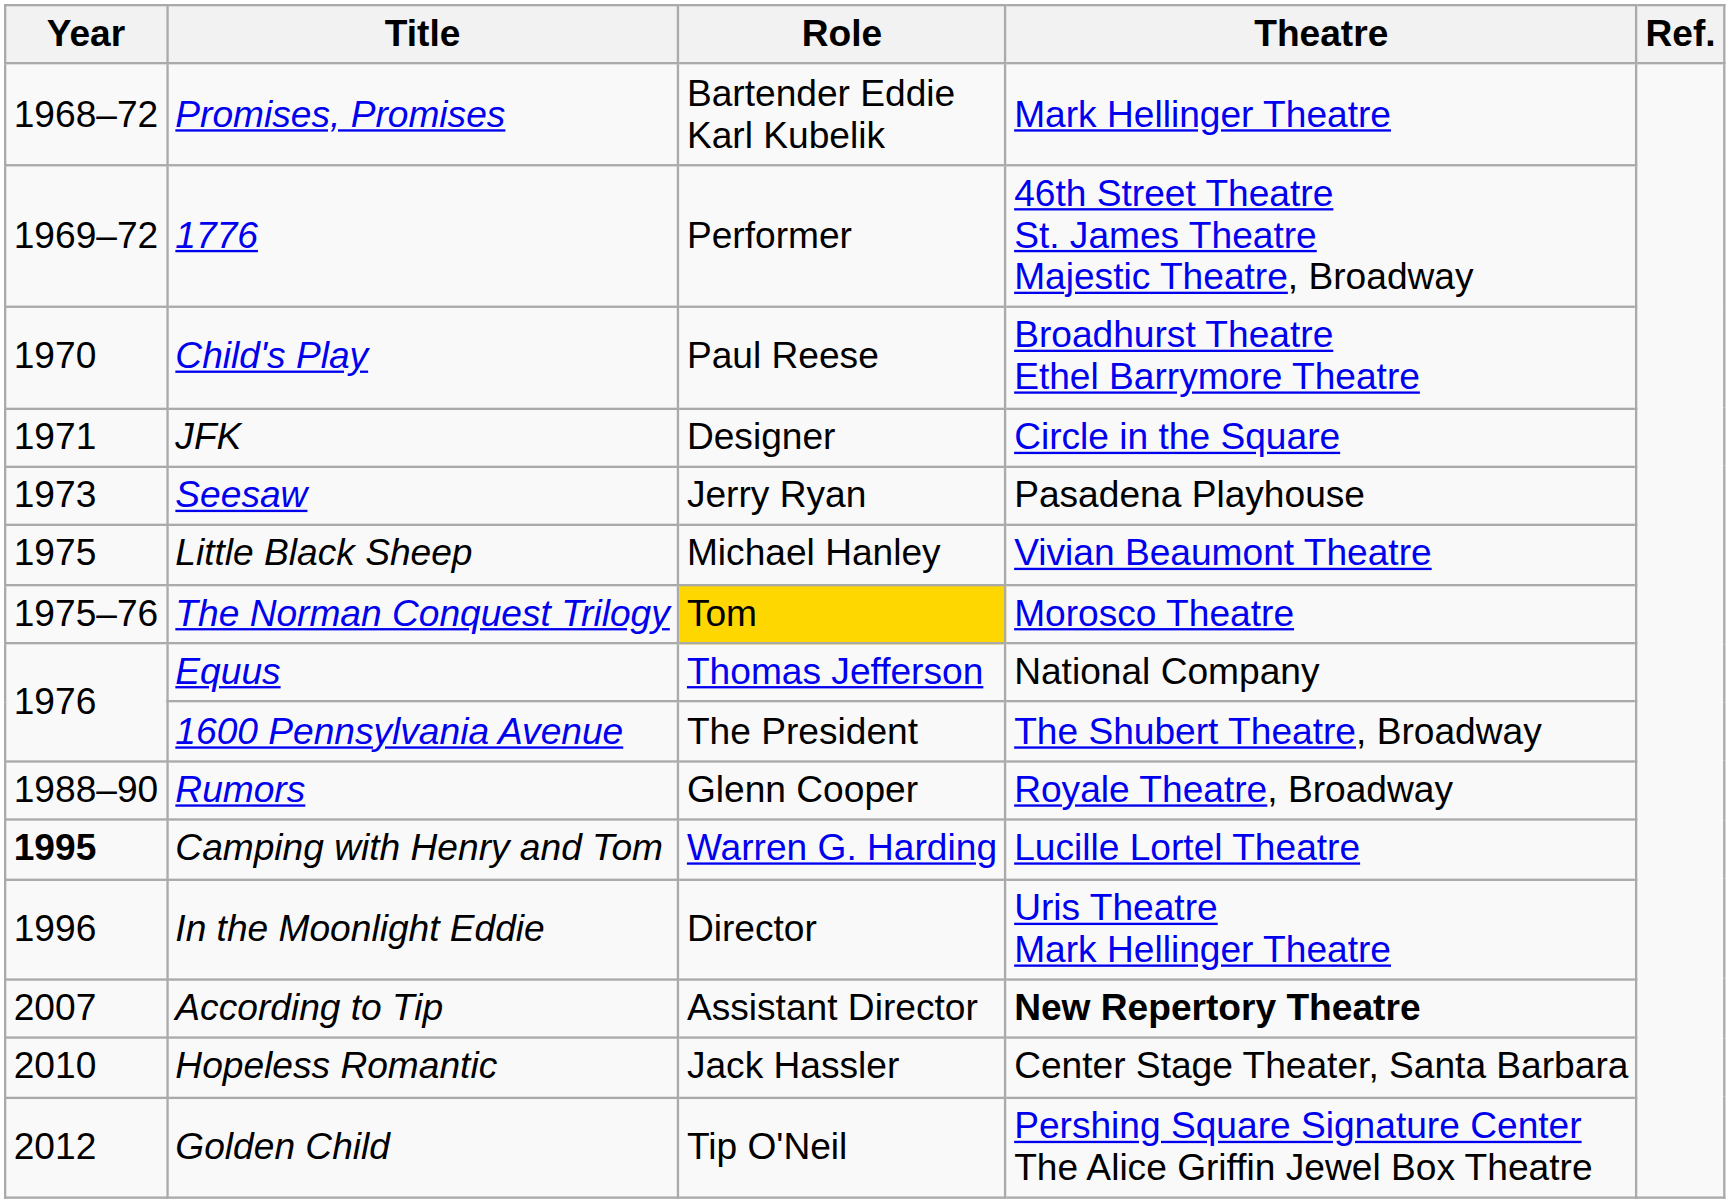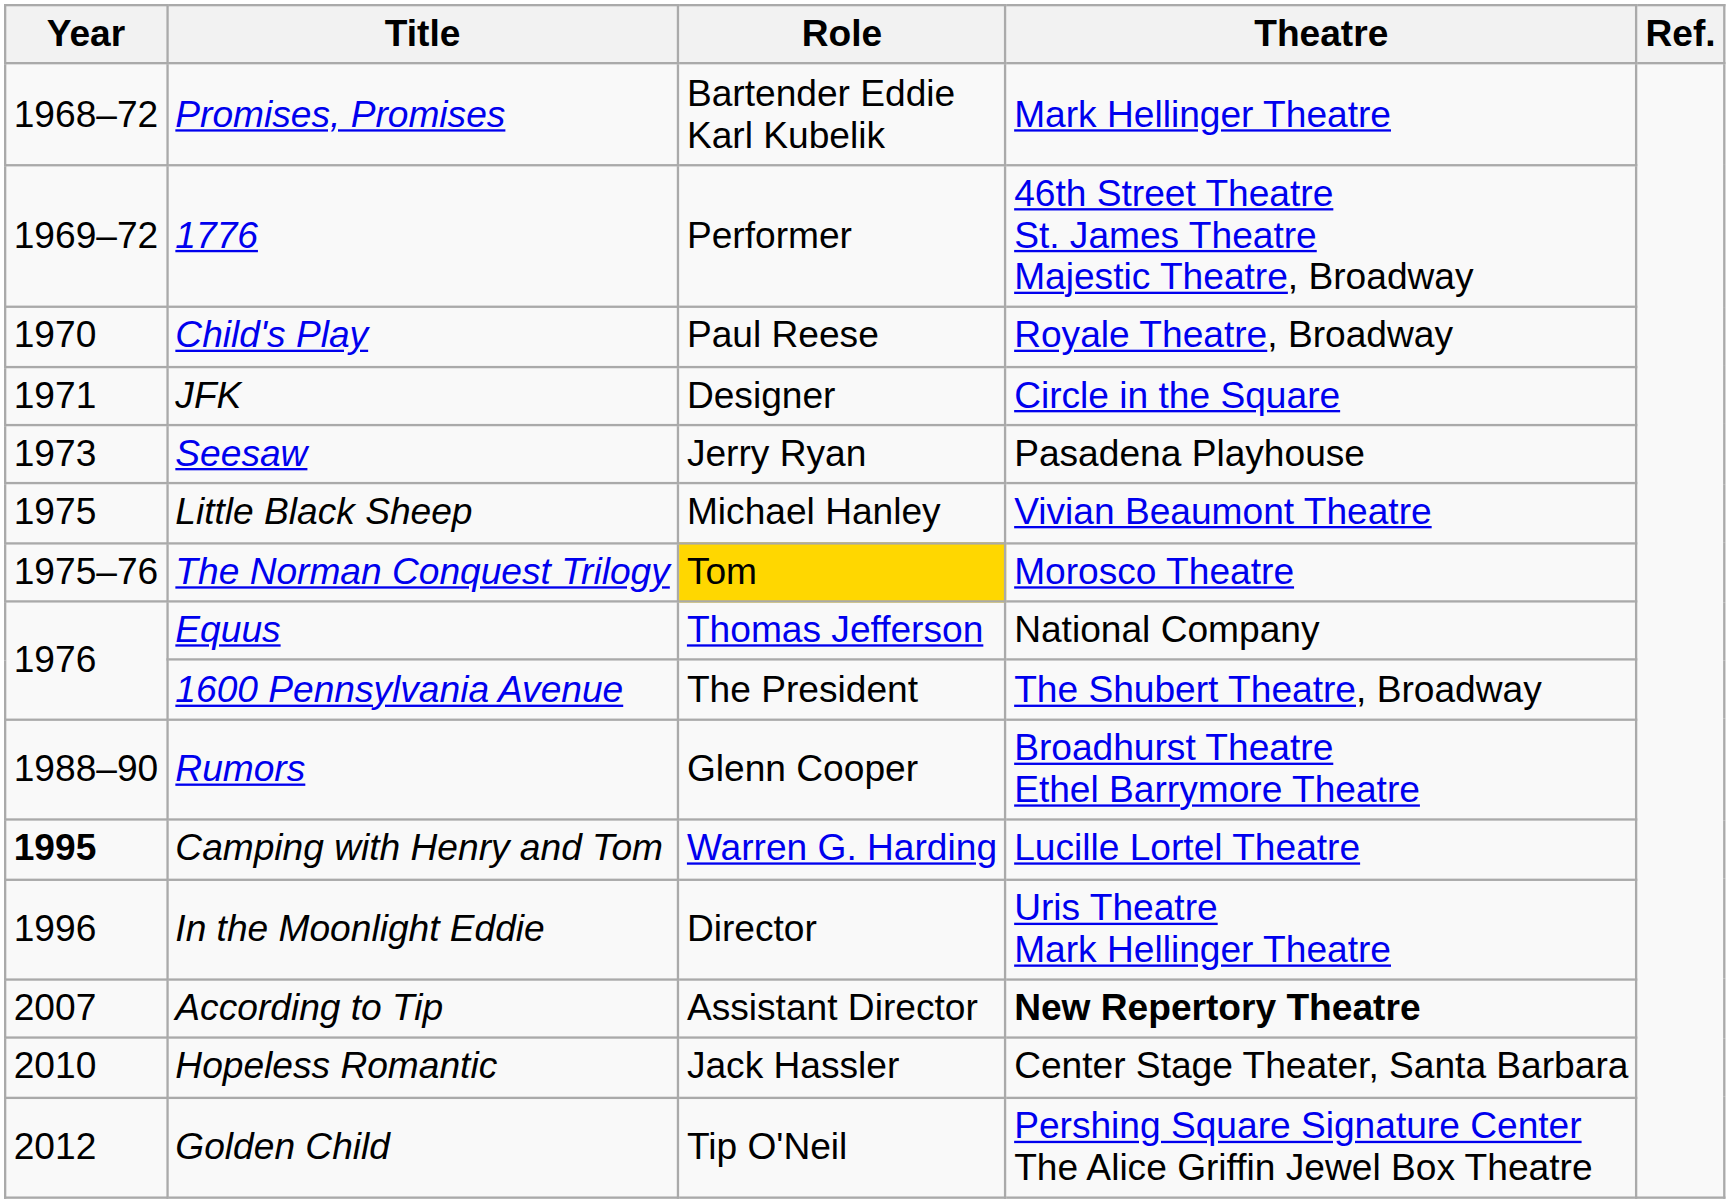(1217, 356) Broadhurst Theatre Ethel Barrymore Theatre -> (1234, 335) Royale Theatre, Broadway
(1234, 789) Royale Theatre, Broadway -> (1217, 768) Broadhurst Theatre Ethel Barrymore Theatre
